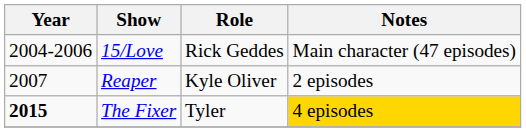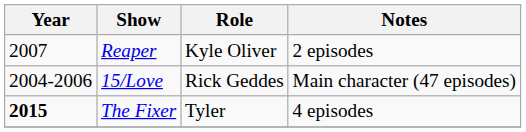rows swapped: (132, 50) <-> (129, 80)
(333, 111) gold background -> (333, 111) no background
